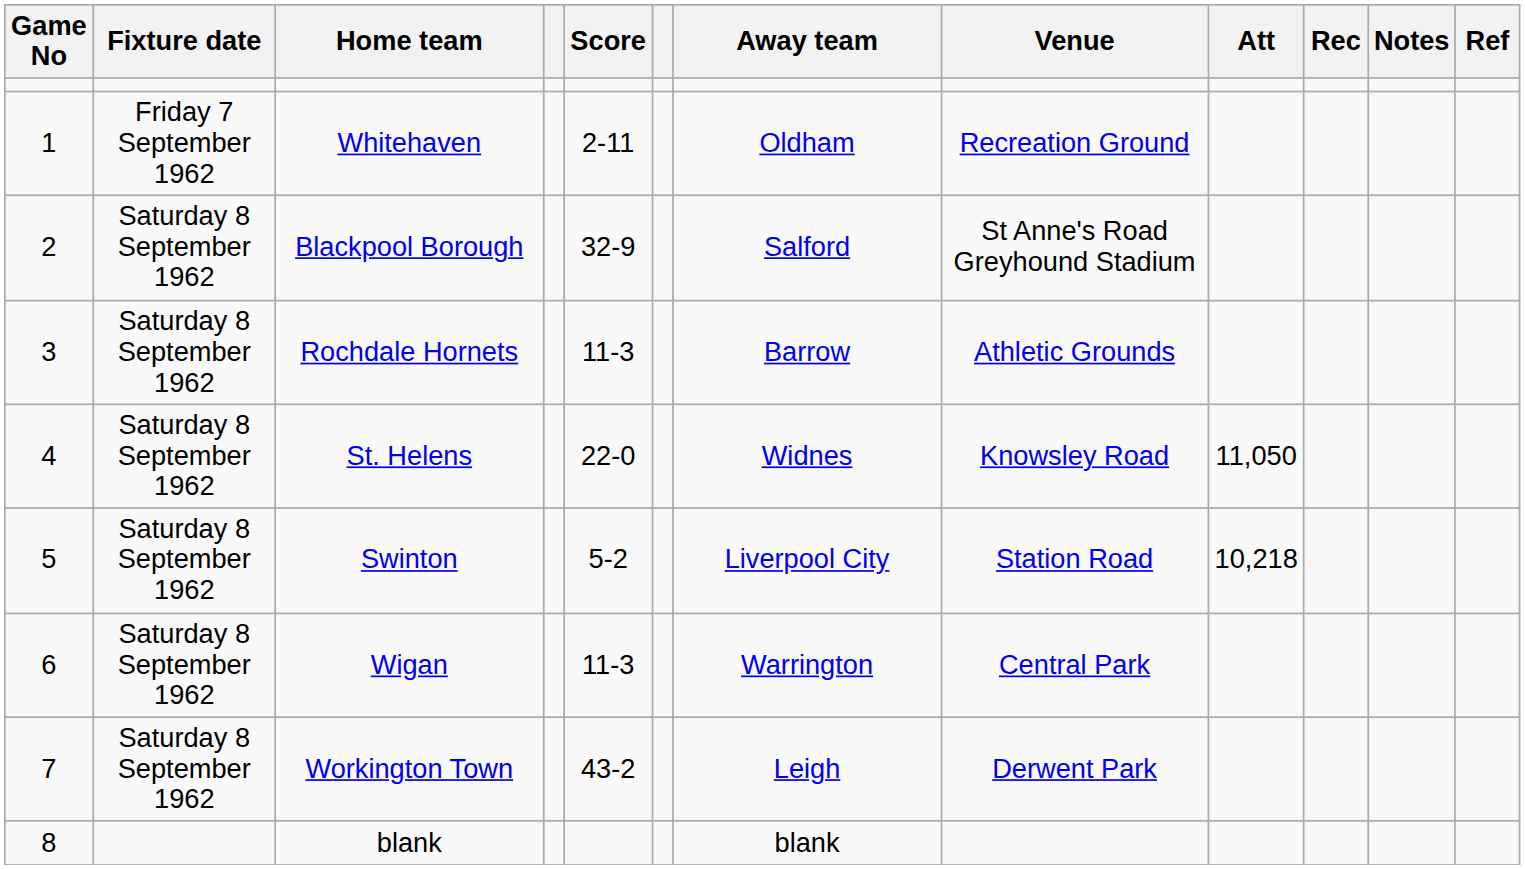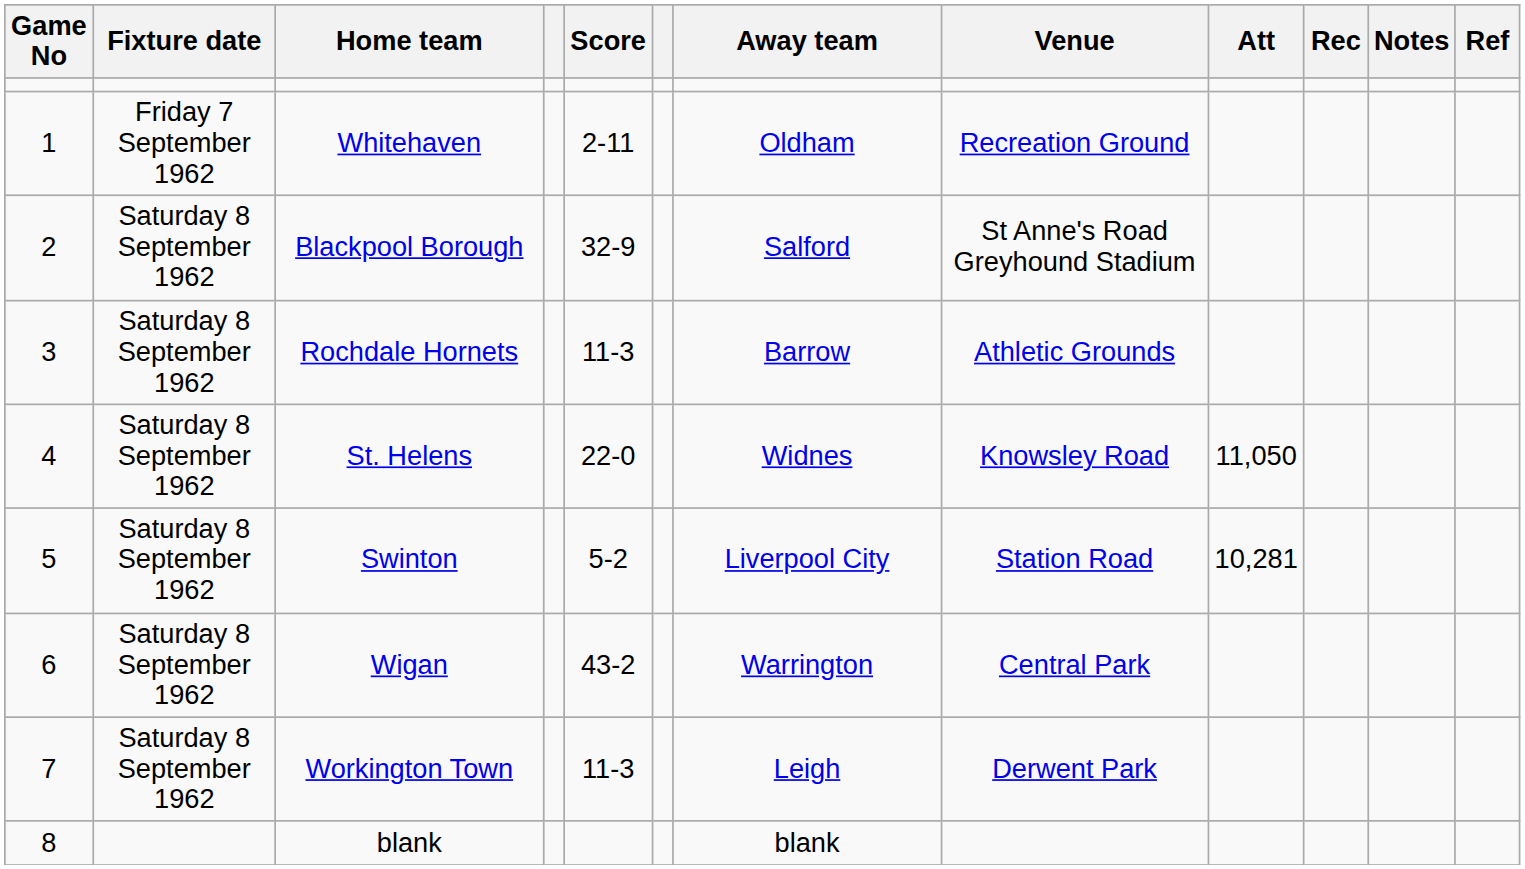(1256, 560) 10,218 -> (1256, 560) 10,281
(608, 664) 11-3 -> (608, 664) 43-2
(608, 768) 43-2 -> (608, 768) 11-3
